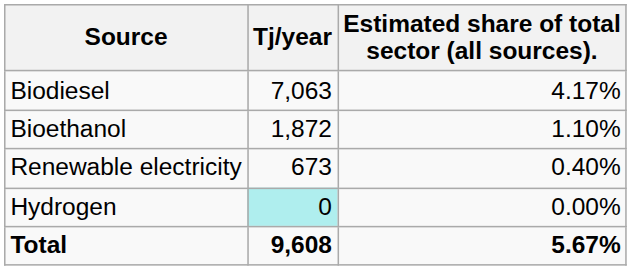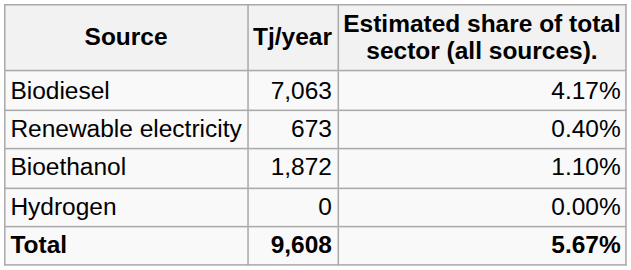rows swapped: (68, 129) <-> (126, 167)
(325, 206) paleturquoise background -> (325, 206) no background
